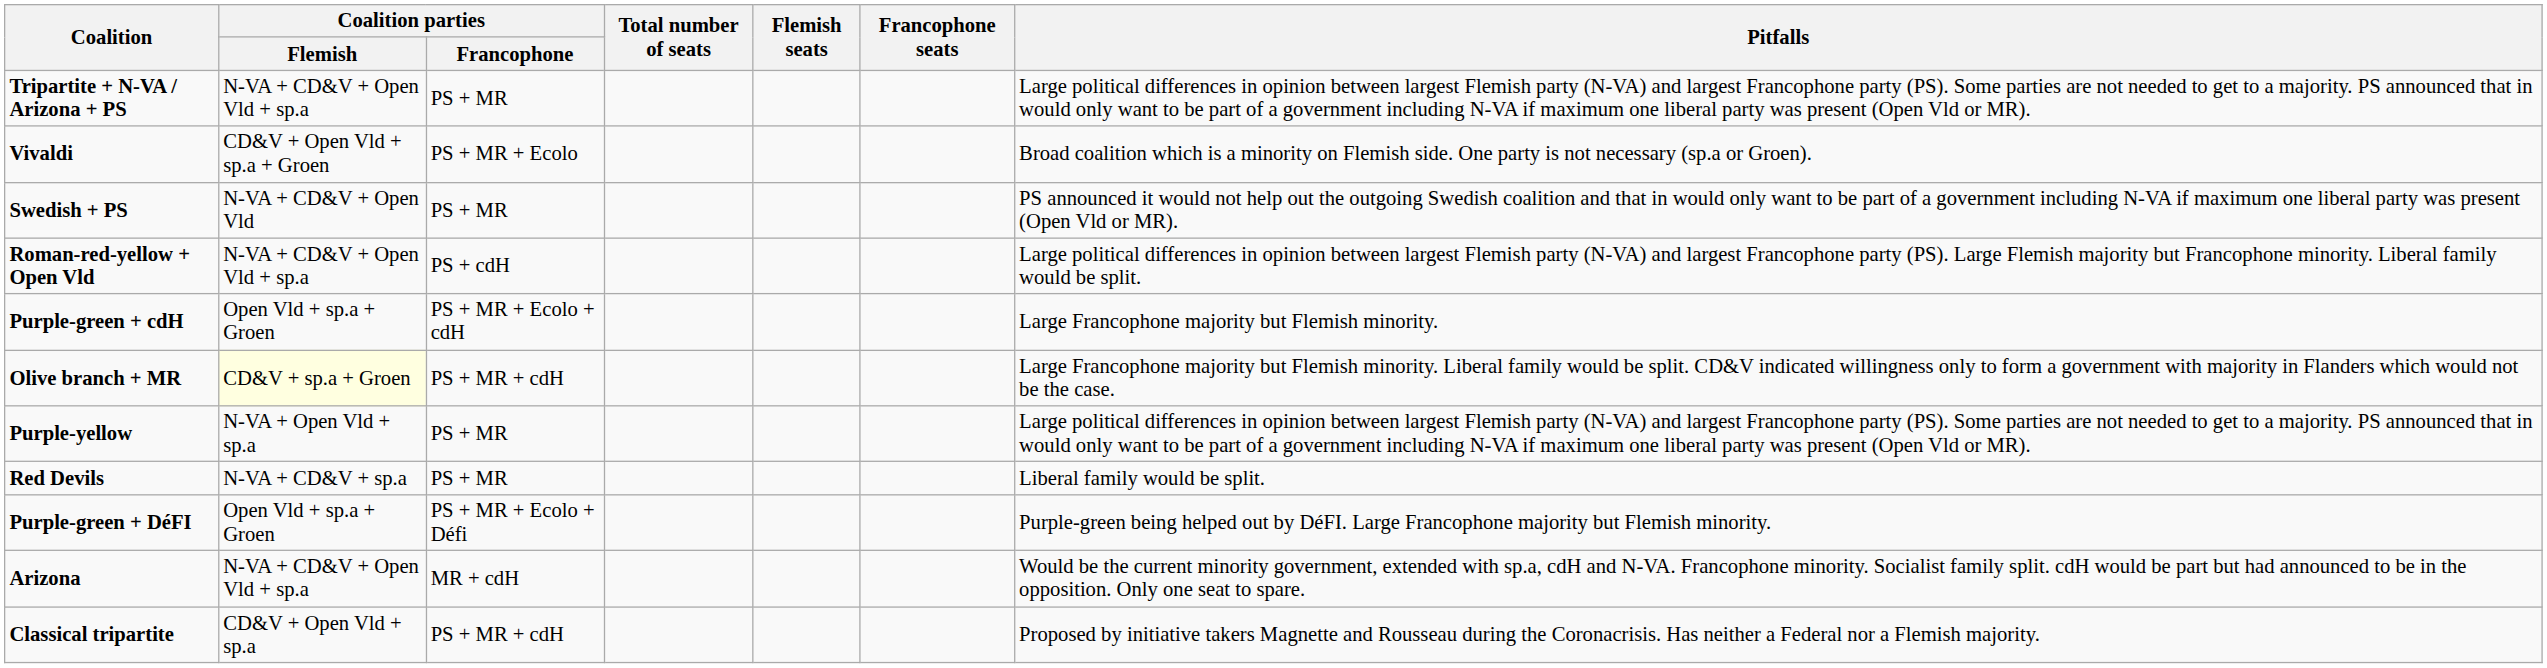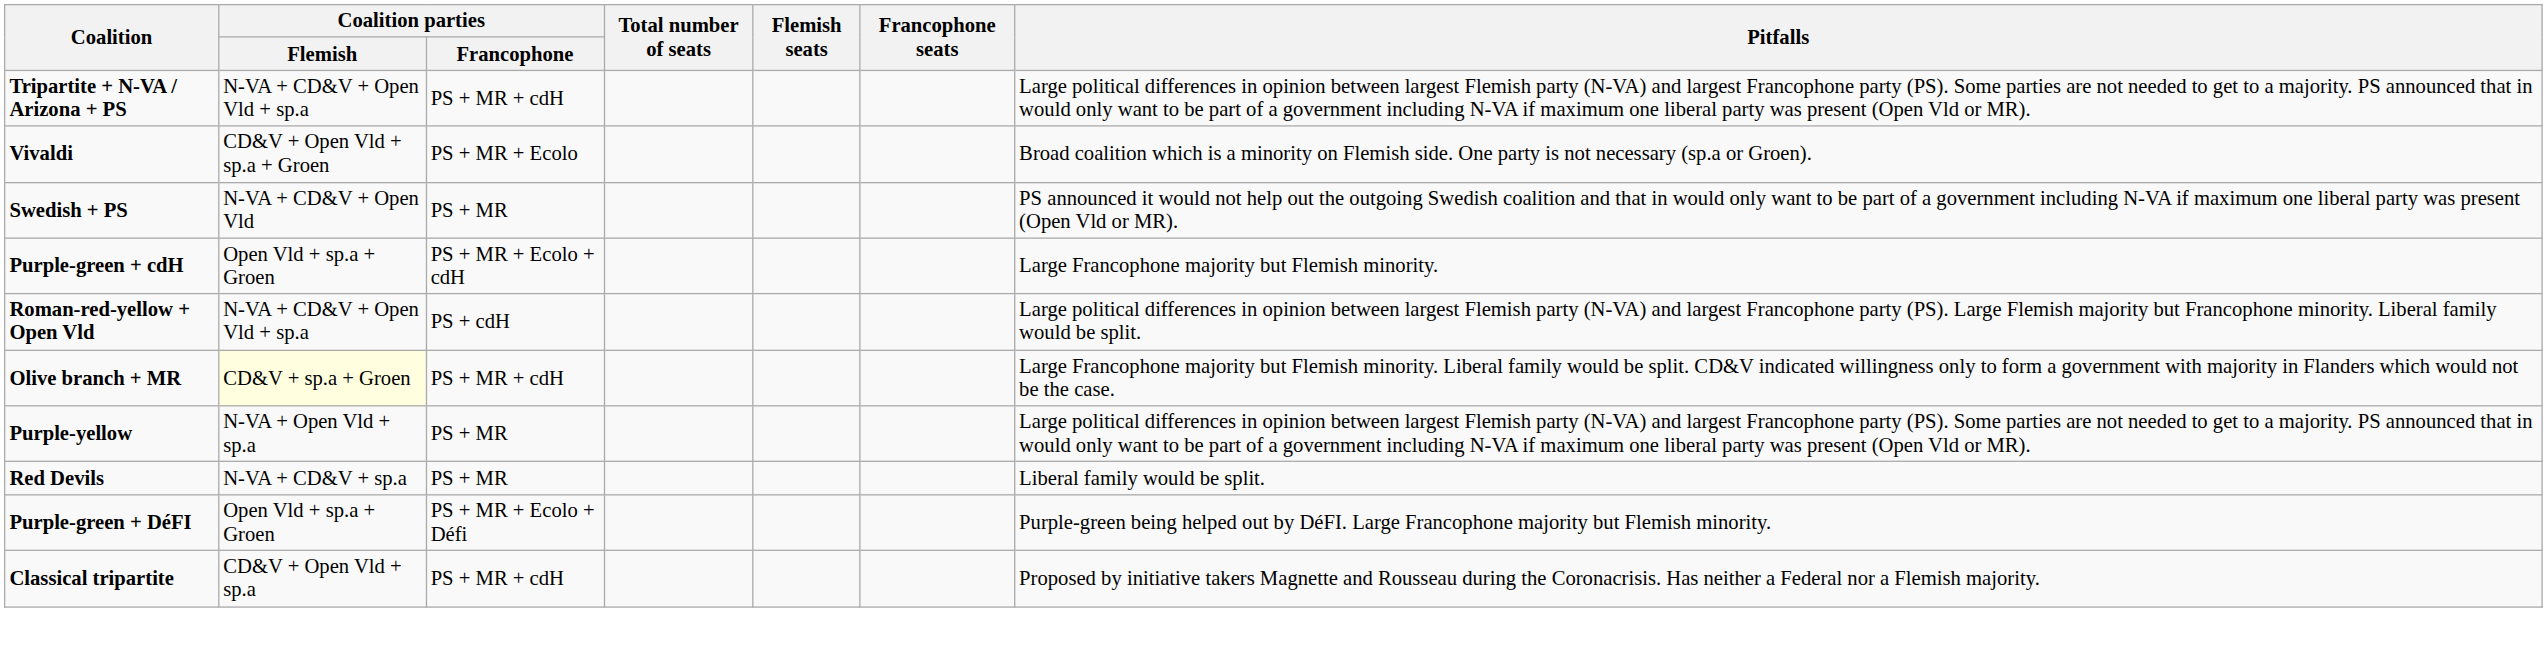(469, 97) PS + MR -> (497, 97) PS + MR + cdH
rows swapped: (100, 265) <-> (96, 321)
- row: (45, 578)
